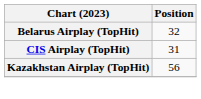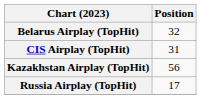+ row: (78, 85)
